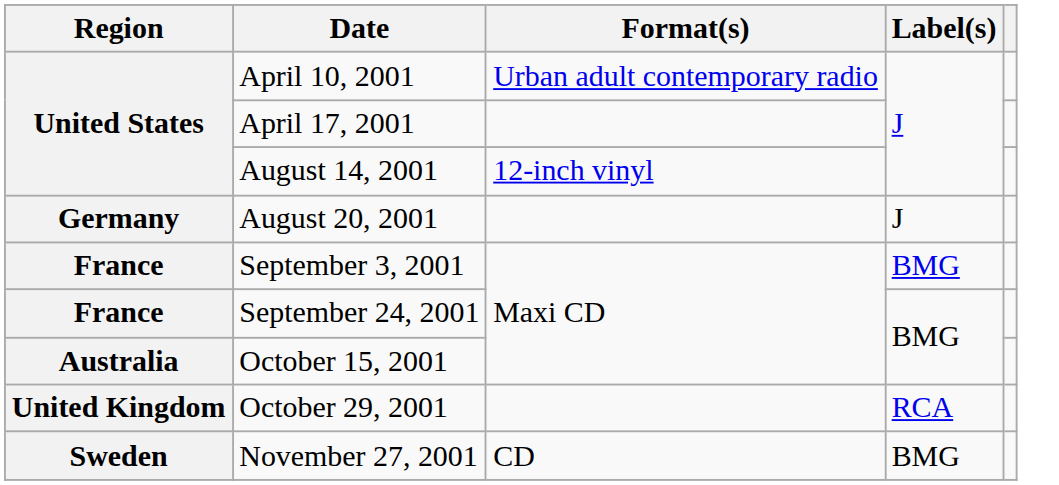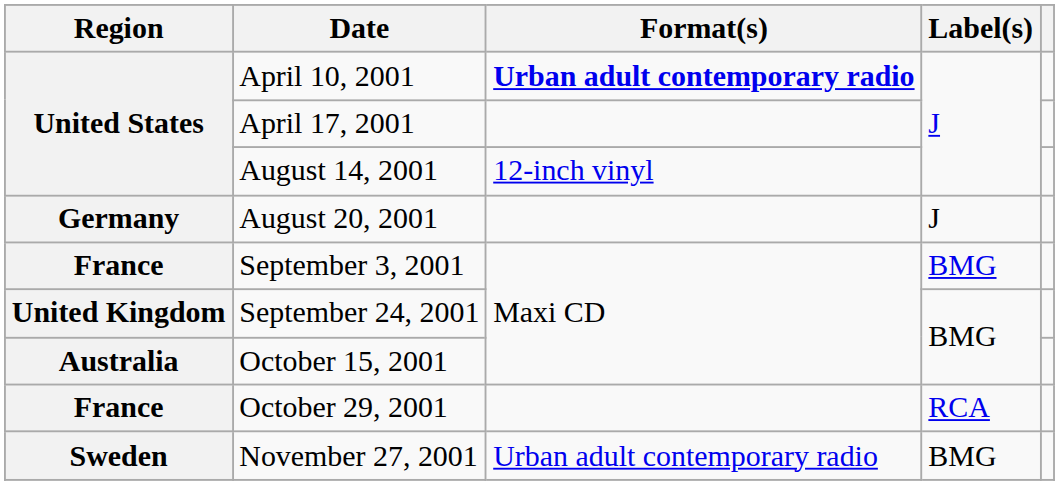(686, 75) normal -> (704, 75) bold
(119, 312) France -> (119, 312) United Kingdom
(119, 407) United Kingdom -> (119, 407) France
(514, 455) CD -> (686, 455) Urban adult contemporary radio
